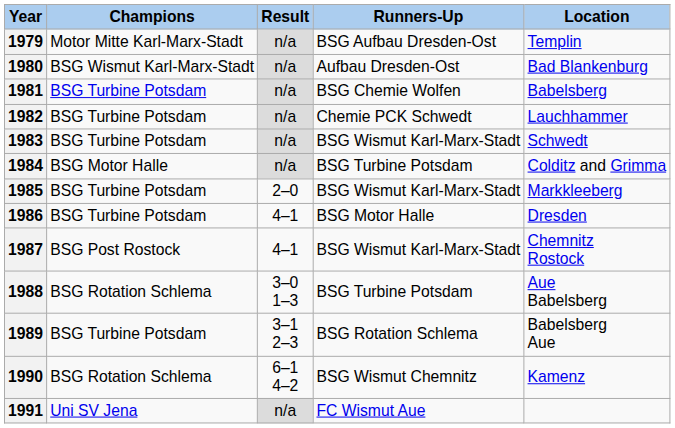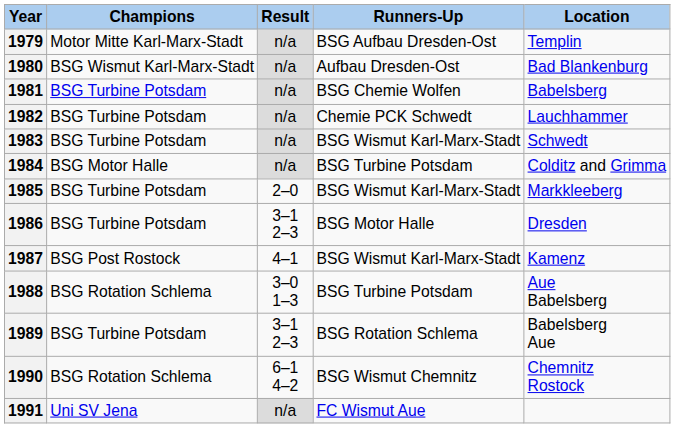(285, 215) 4–1 -> (285, 224) 3–1 2–3
(561, 249) Chemnitz Rostock -> (556, 258) Kamenz
(556, 377) Kamenz -> (561, 377) Chemnitz Rostock
